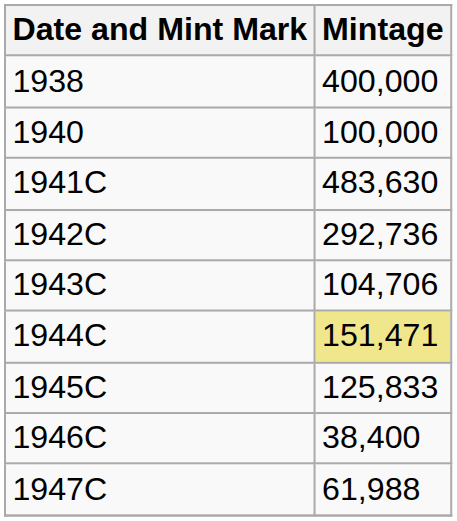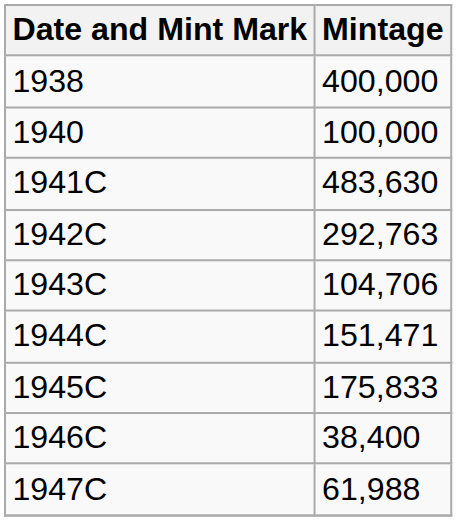(380, 234) 292,736 -> (380, 234) 292,763
(380, 336) khaki background -> (380, 336) no background
(380, 387) 125,833 -> (380, 387) 175,833
